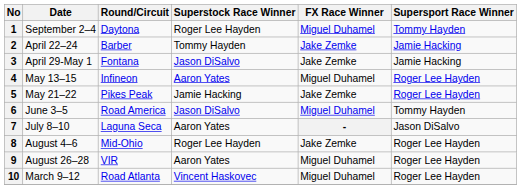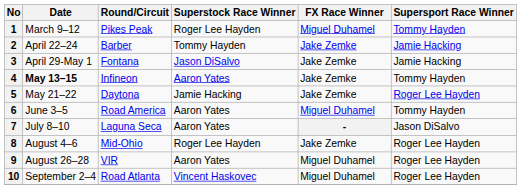(61, 29) September 2–4 -> (53, 29) March 9–12
(120, 29) Daytona -> (127, 29) Pikes Peak
(51, 78) normal -> (51, 78) bold
(338, 78) Miguel Duhamel -> (328, 78) Jake Zemke
(437, 78) Roger Lee Hayden -> (429, 78) Tommy Hayden
(127, 95) Pikes Peak -> (120, 95) Daytona
(207, 111) Jason DiSalvo -> (202, 111) Aaron Yates
(53, 176) March 9–12 -> (61, 176) September 2–4
